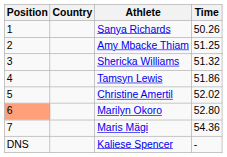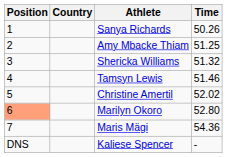(207, 78) 51.86 -> (207, 78) 51.46
